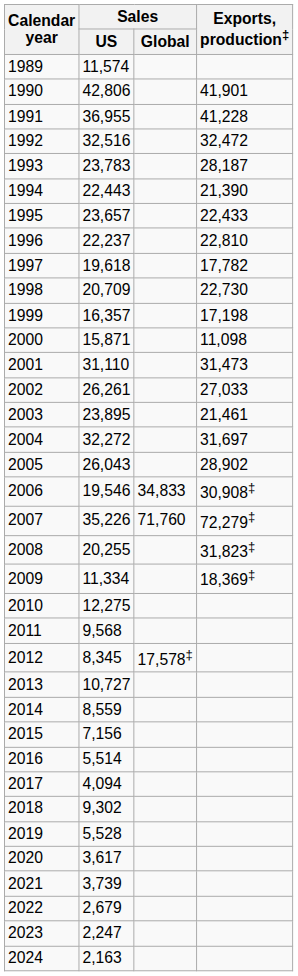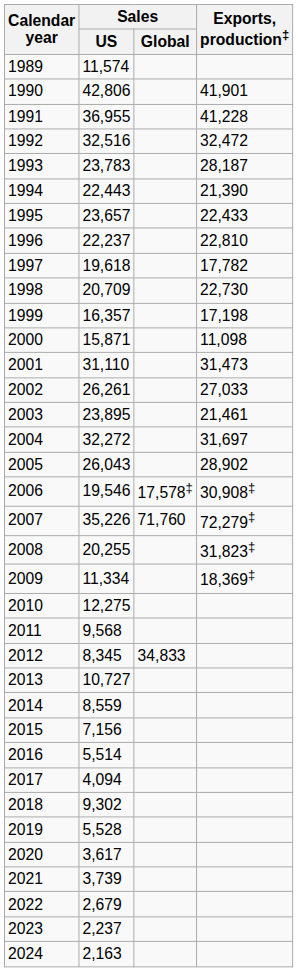(162, 491) 34,833 -> (165, 491) 17,578‡
(165, 657) 17,578‡ -> (162, 655) 34,833
(102, 933) 2,247 -> (102, 929) 2,237
